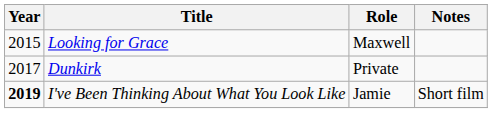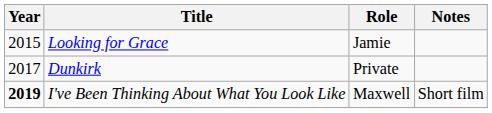(382, 42) Maxwell -> (372, 42) Jamie
(372, 94) Jamie -> (382, 94) Maxwell
